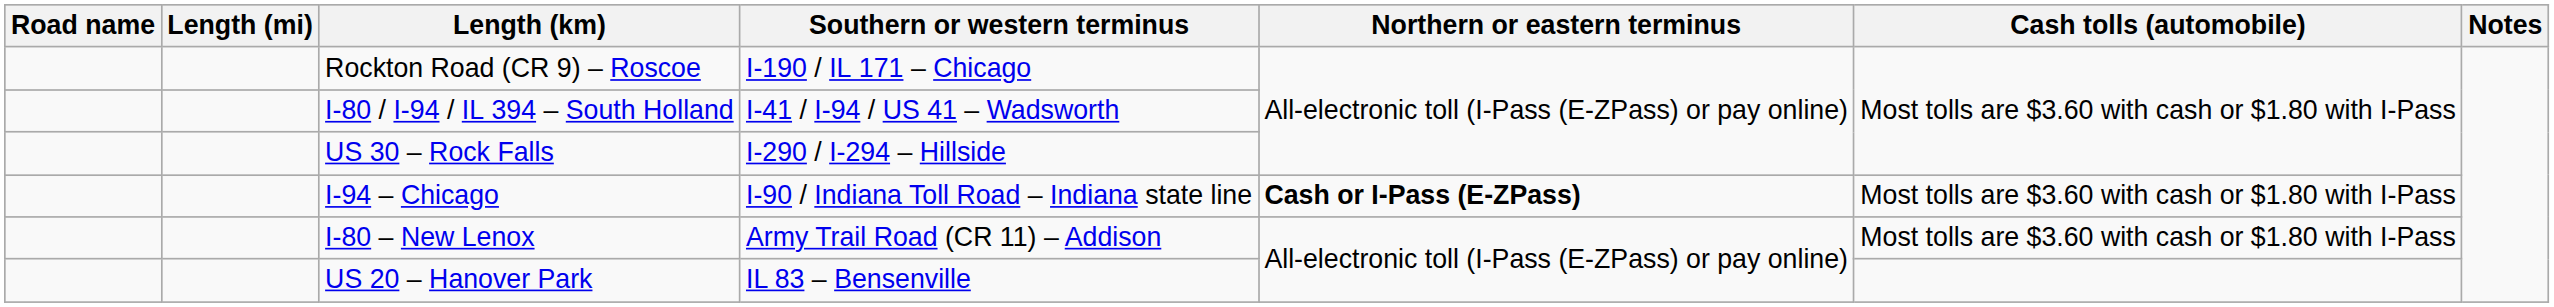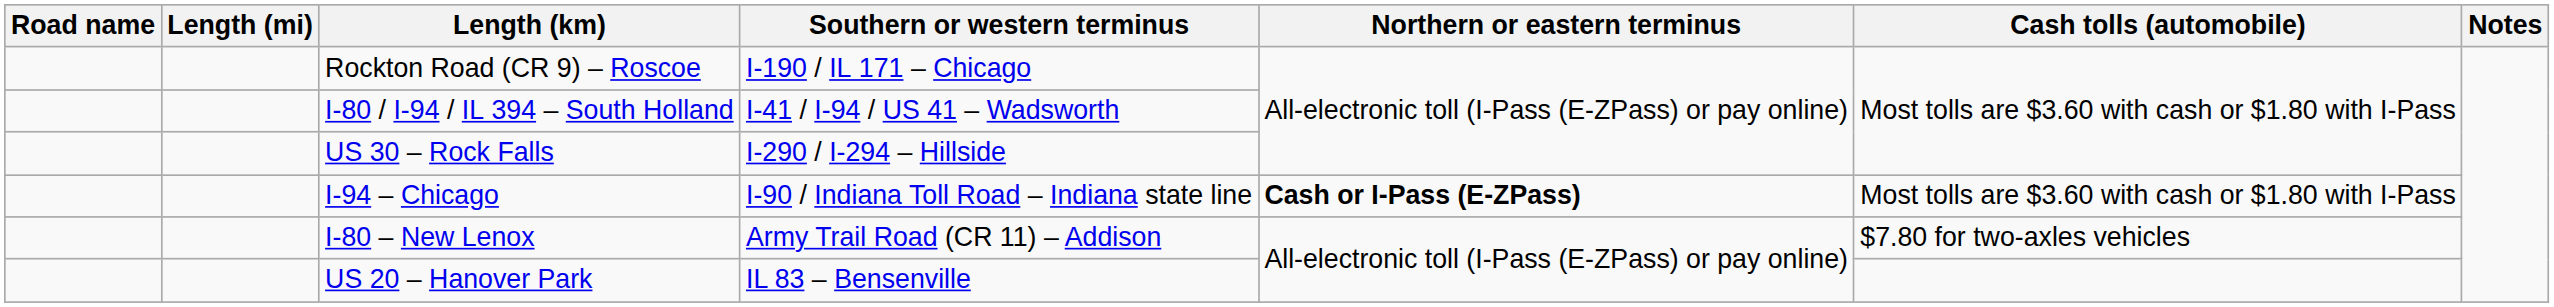(2158, 237) Most tolls are $3.60 with cash or $1.80 with I-Pass -> (2025, 237) $7.80 for two-axles vehicles
